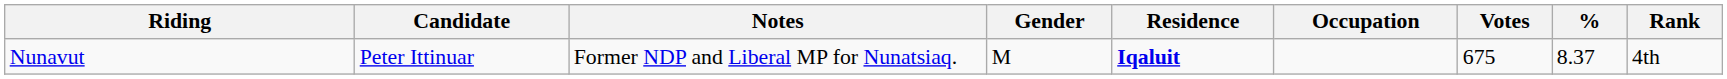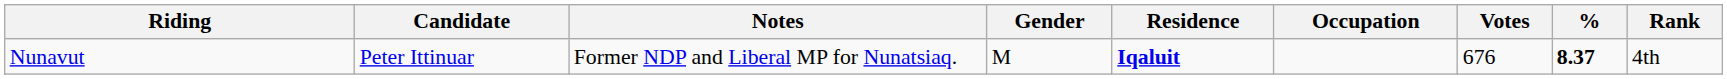(1479, 56) 675 -> (1479, 56) 676
(1576, 56) normal -> (1576, 56) bold
